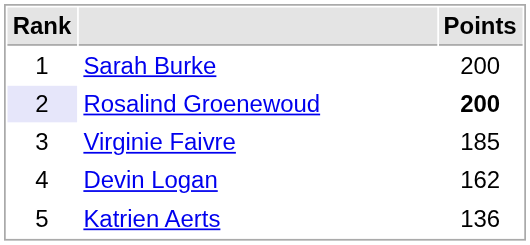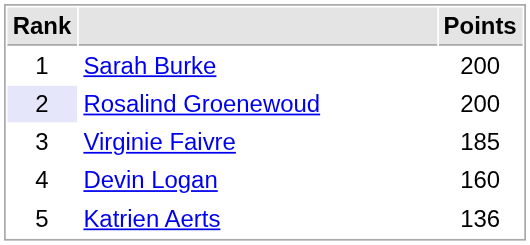(480, 104) bold -> (480, 104) normal
(480, 181) 162 -> (480, 181) 160
